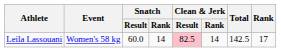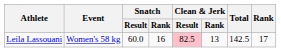(161, 40) 14 -> (161, 40) 16
(214, 40) 14 -> (214, 40) 13
